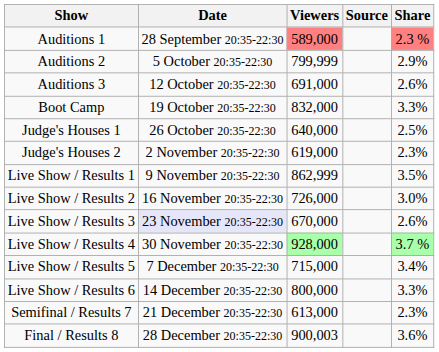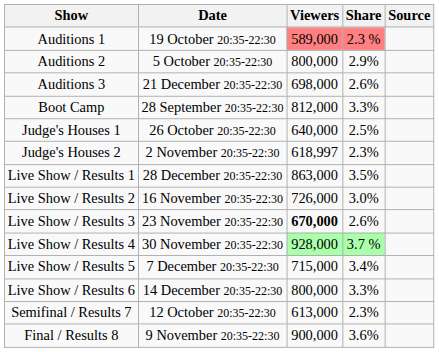columns swapped: (412, 15) <-> (367, 15)
(213, 38) 28 September 20:35-22:30 -> (213, 38) 19 October 20:35-22:30
(315, 61) 799,999 -> (315, 61) 800,000
(213, 84) 12 October 20:35-22:30 -> (213, 84) 21 December 20:35-22:30
(315, 84) 691,000 -> (315, 84) 698,000
(213, 107) 19 October 20:35-22:30 -> (213, 107) 28 September 20:35-22:30
(315, 107) 832,000 -> (315, 107) 812,000
(315, 152) 619,000 -> (315, 152) 618,997
(213, 175) 9 November 20:35-22:30 -> (213, 175) 28 December 20:35-22:30
(315, 175) 862,999 -> (315, 175) 863,000
(213, 221) lavender background -> (213, 221) no background
(315, 221) normal -> (315, 221) bold
(213, 312) 21 December 20:35-22:30 -> (213, 312) 12 October 20:35-22:30
(213, 335) 28 December 20:35-22:30 -> (213, 335) 9 November 20:35-22:30
(315, 335) 900,003 -> (315, 335) 900,000
